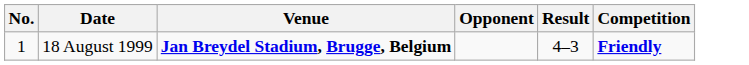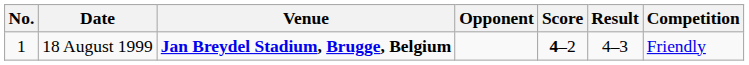+ column: (563, 18)
(629, 45) bold -> (676, 45) normal
